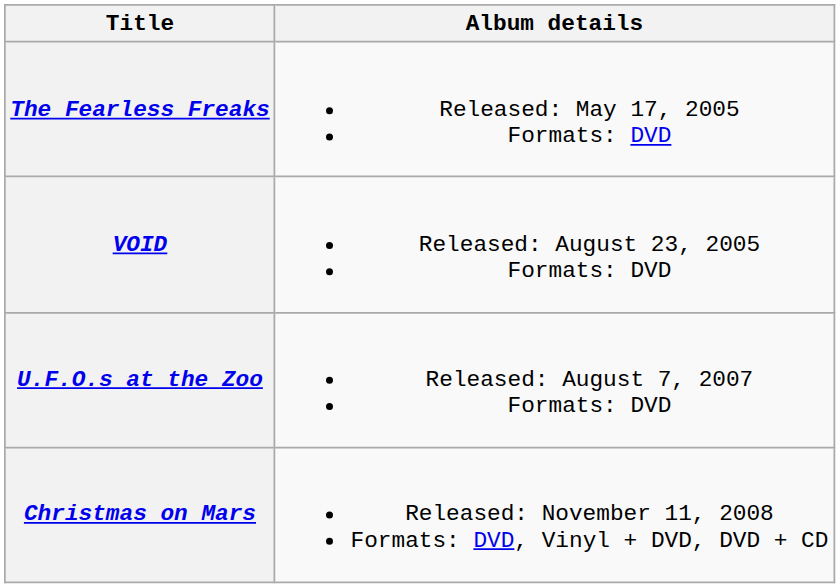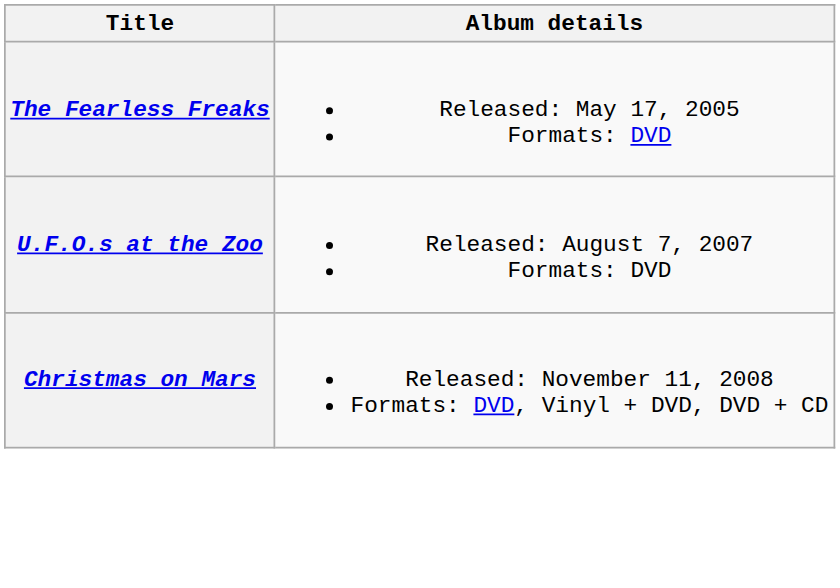- row: (140, 245)
